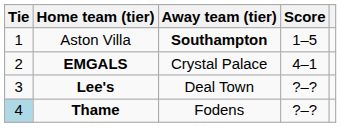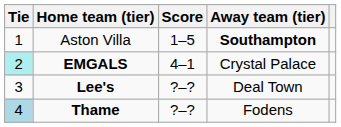columns swapped: (305, 16) <-> (219, 16)
(19, 63) no background -> (19, 63) paleturquoise background
